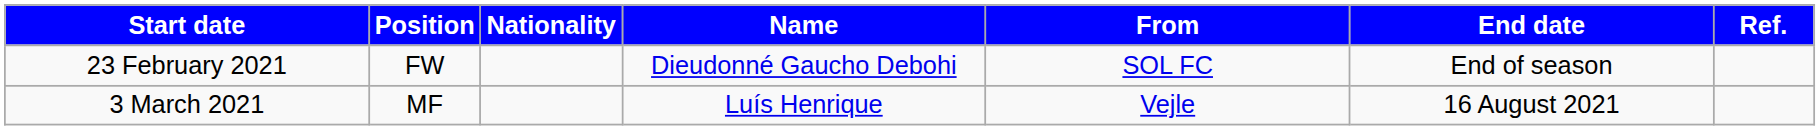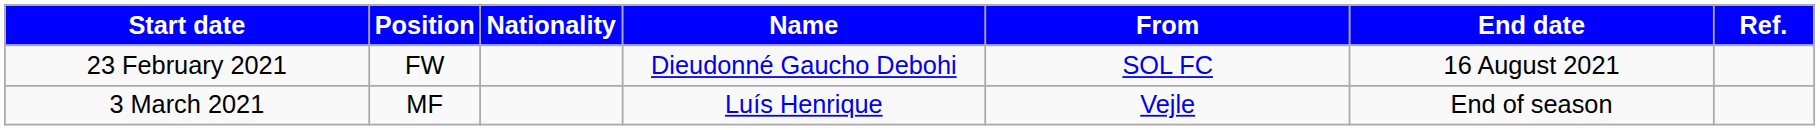(1532, 65) End of season -> (1532, 65) 16 August 2021
(1532, 105) 16 August 2021 -> (1532, 105) End of season
